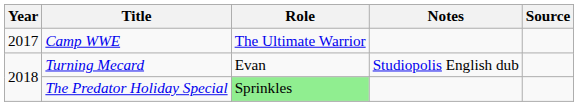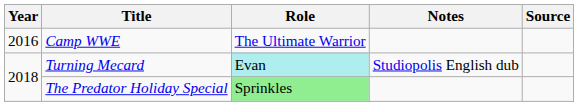(23, 40) 2017 -> (23, 40) 2016
(250, 64) no background -> (250, 64) paleturquoise background
